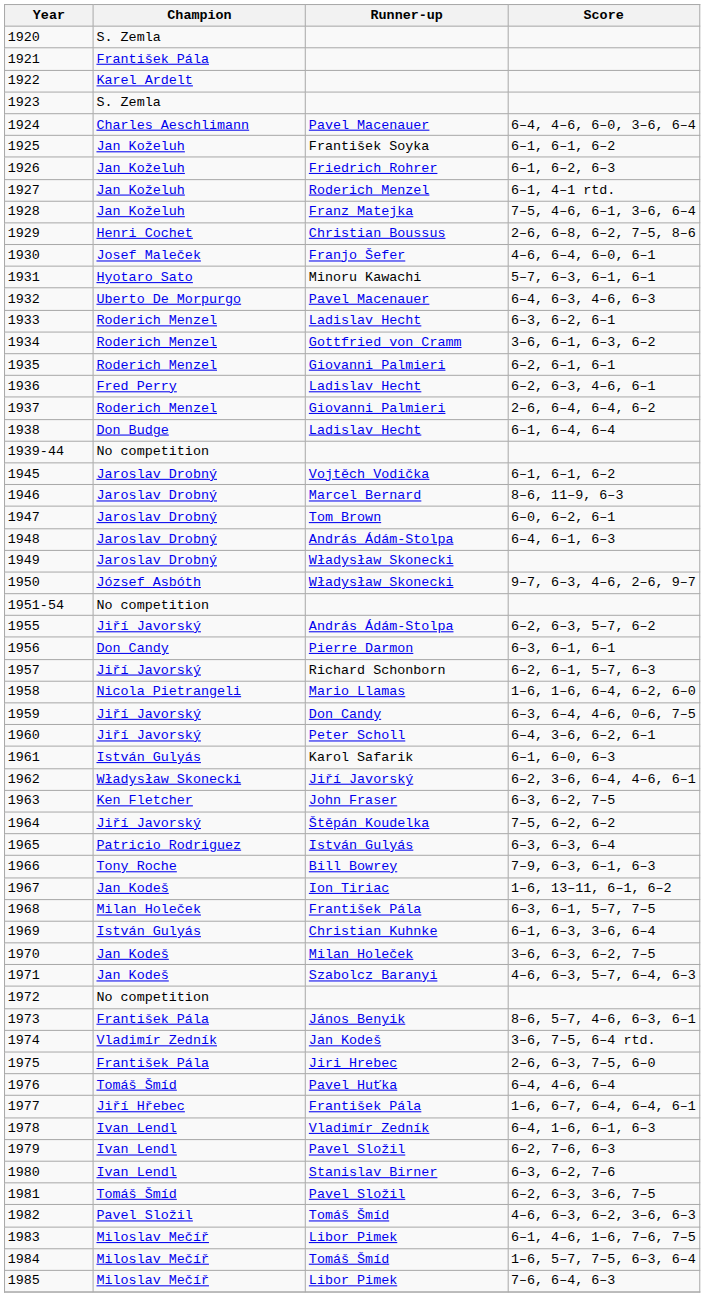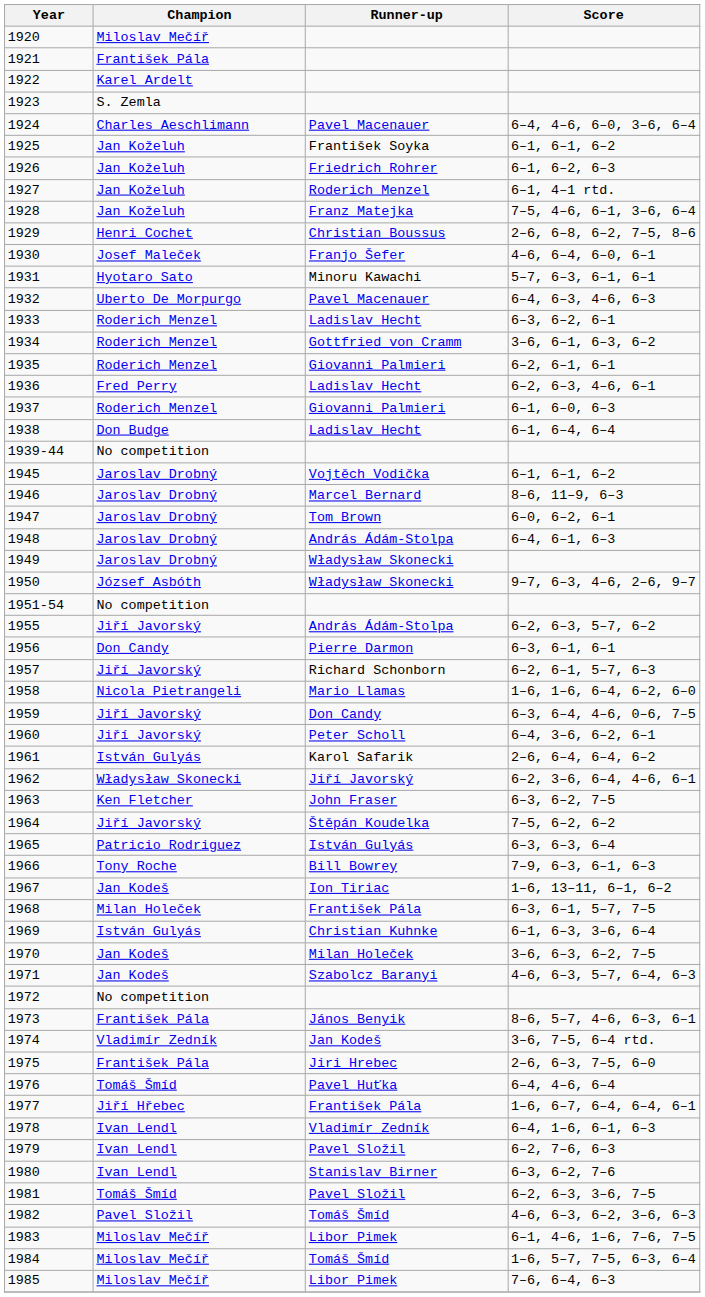(129, 37) S. Zemla -> (153, 37) Miloslav Mečíř
(583, 408) 2–6, 6–4, 6–4, 6–2 -> (563, 408) 6–1, 6–0, 6–3
(563, 757) 6–1, 6–0, 6–3 -> (583, 757) 2–6, 6–4, 6–4, 6–2
